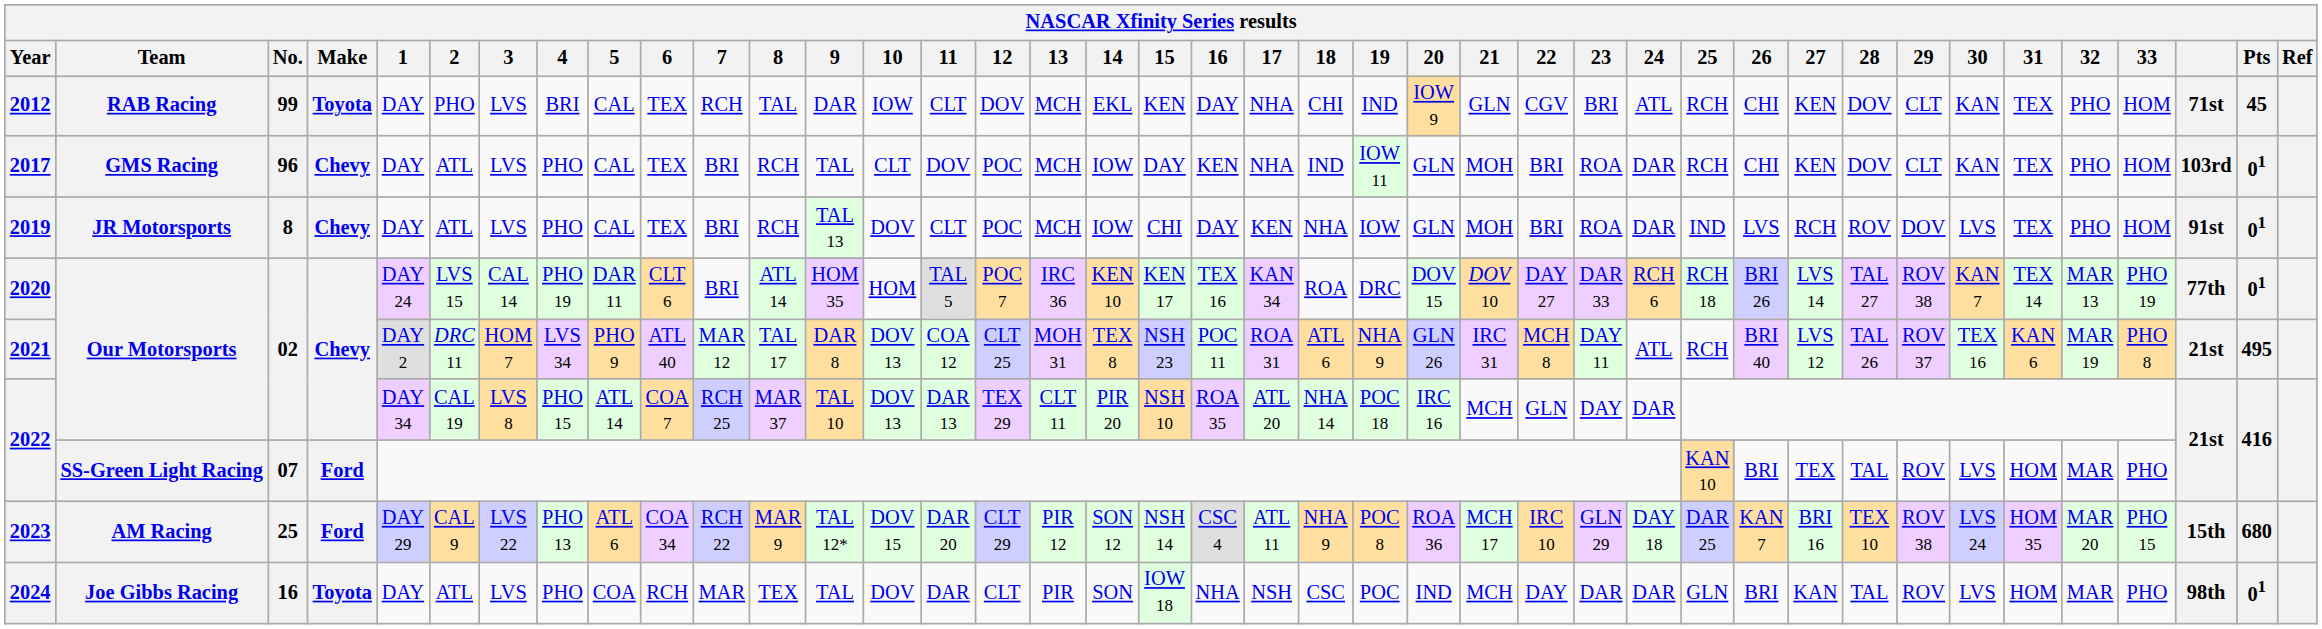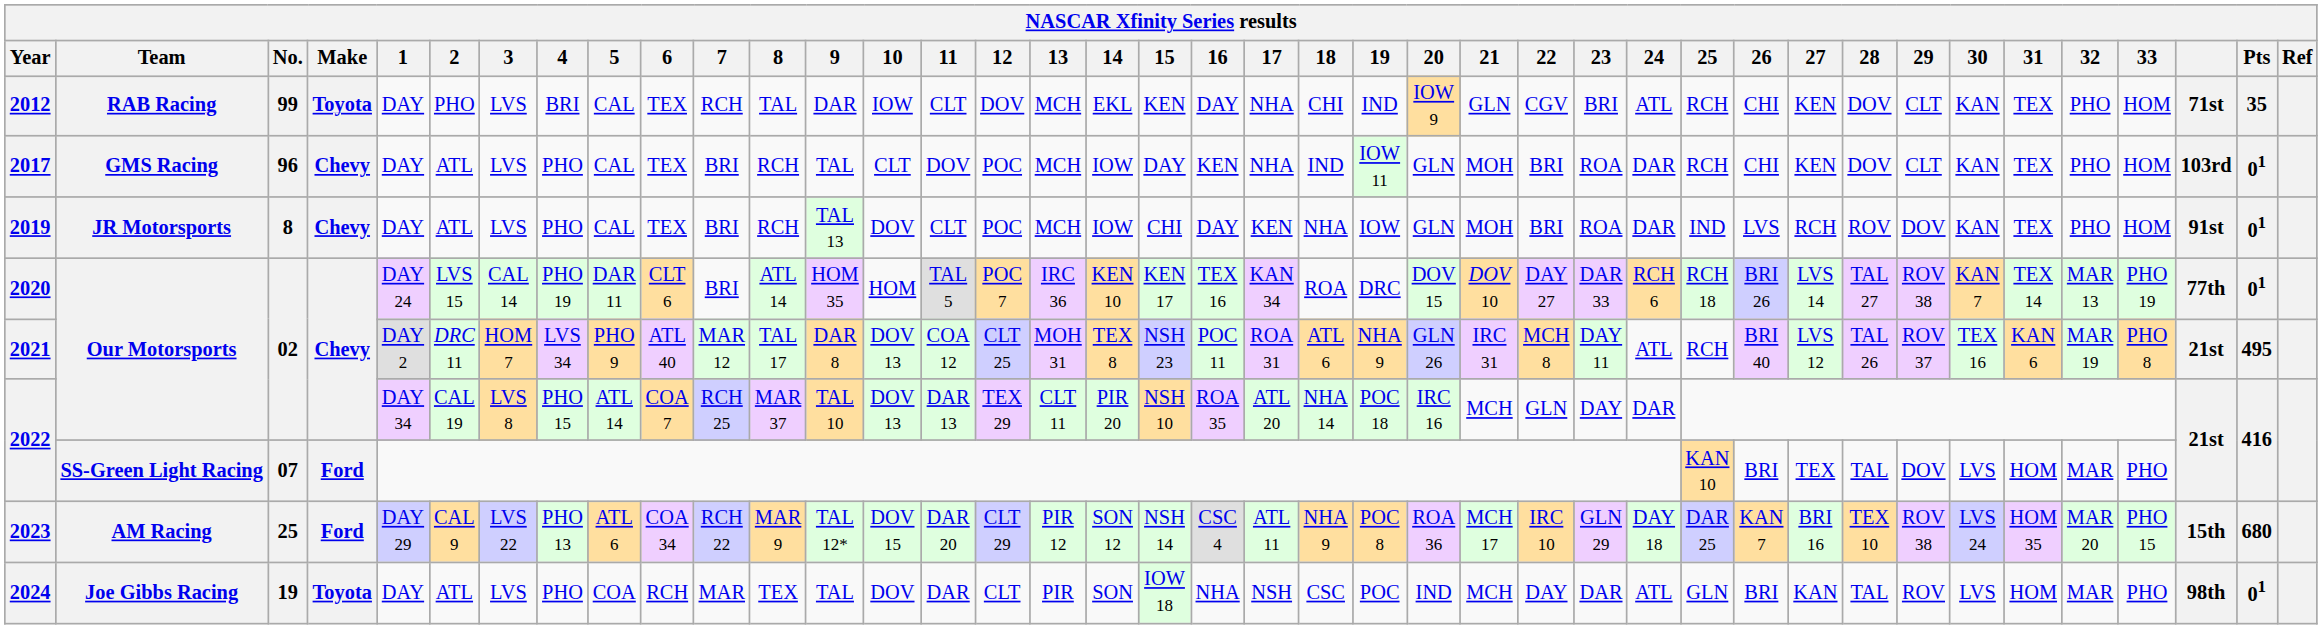(2257, 105) 45 -> (2257, 105) 35
(1977, 227) LVS -> (1977, 227) KAN
(1923, 470) ROV -> (1923, 470) DOV
(288, 592) 16 -> (288, 592) 19
(1654, 592) DAR -> (1654, 592) ATL
